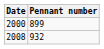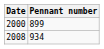(37, 37) 932 -> (37, 37) 934
